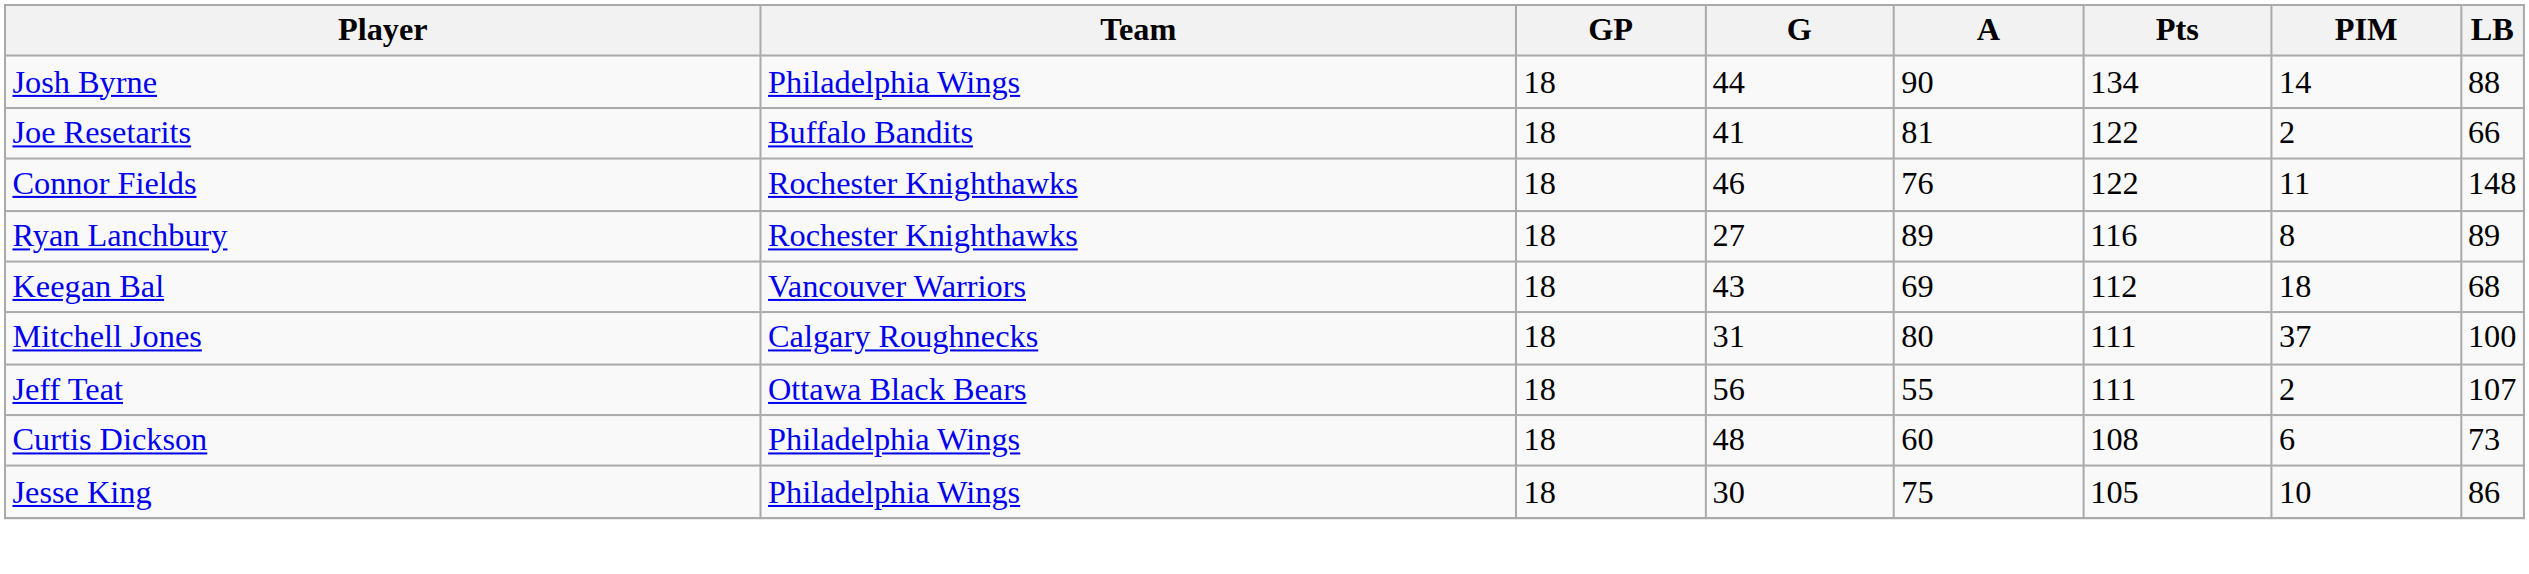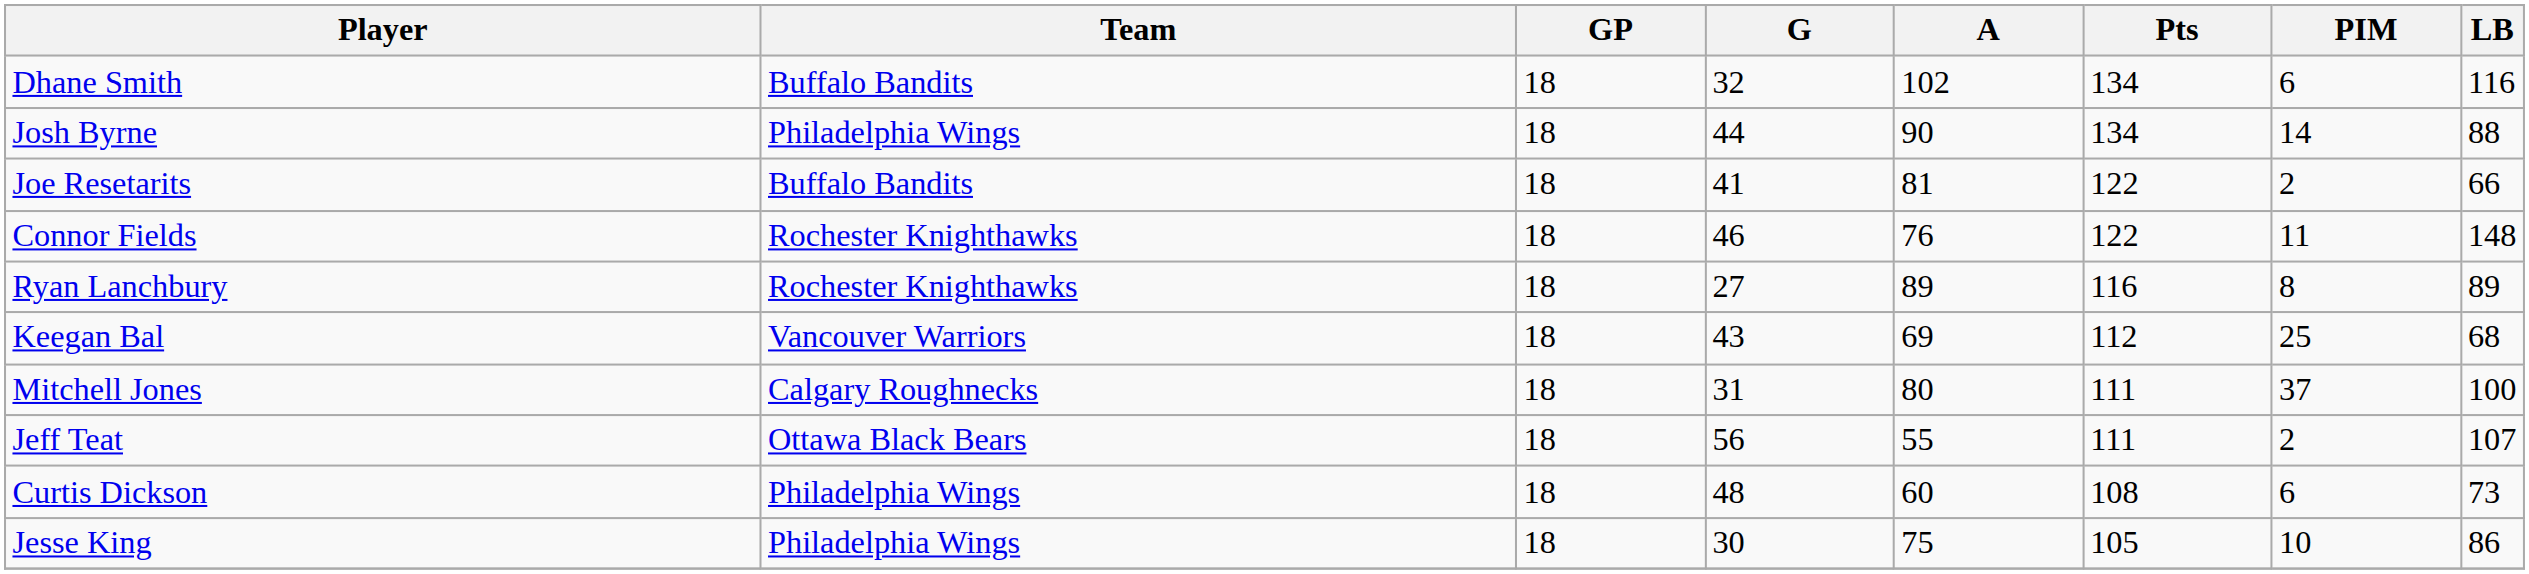+ row: (97, 81)
(2295, 286) 18 -> (2295, 337) 25
